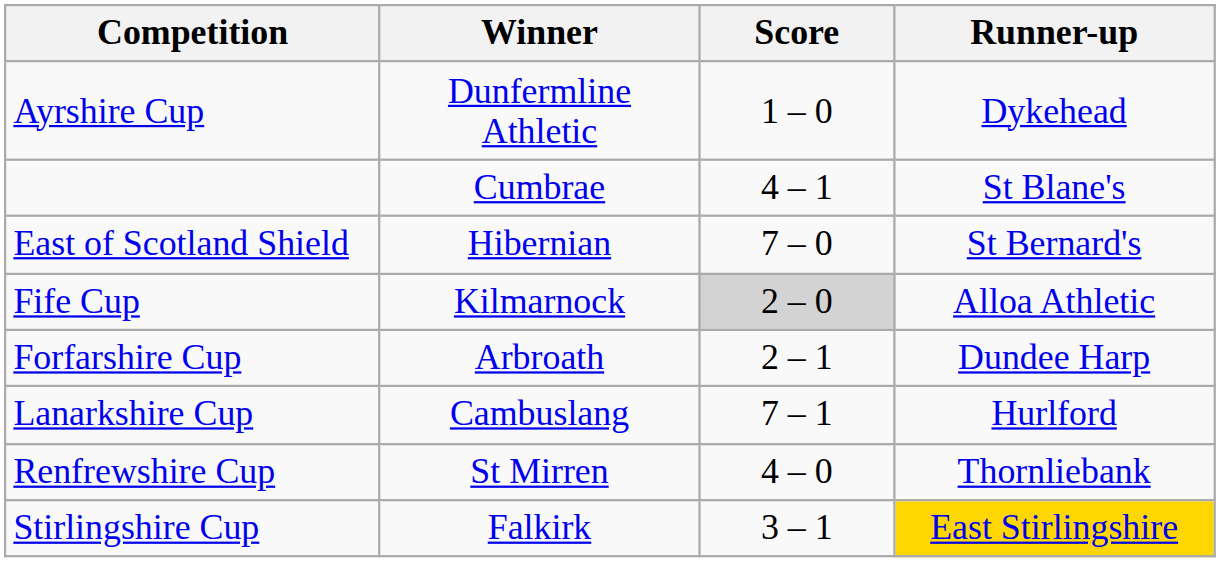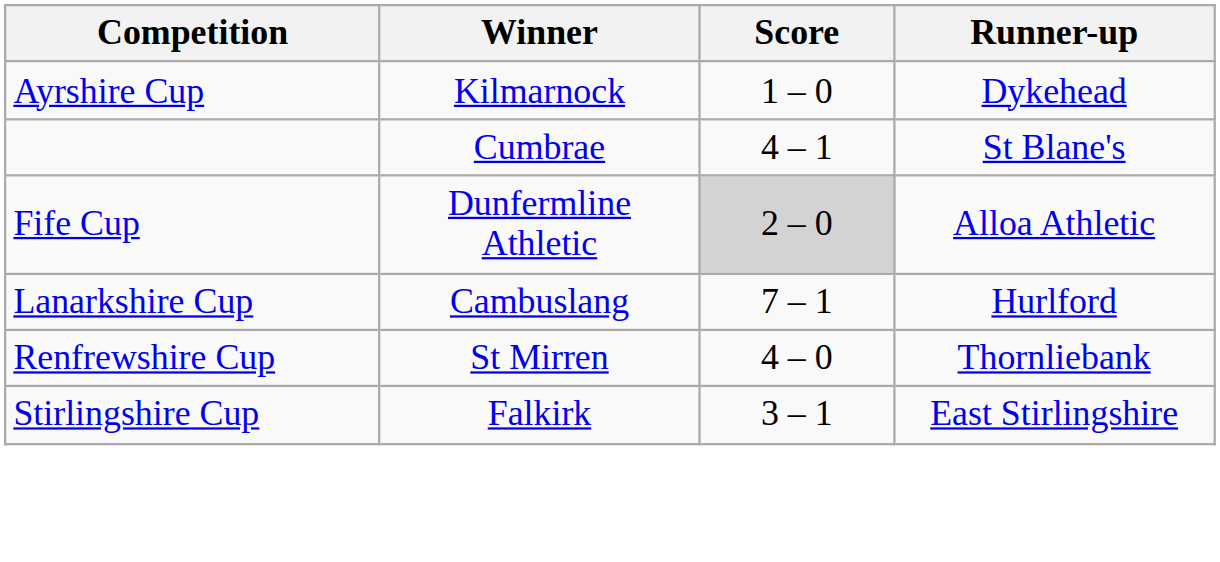(540, 109) Dunfermline Athletic -> (539, 89) Kilmarnock
- row: (181, 243)
(539, 300) Kilmarnock -> (540, 223) Dunfermline Athletic
- row: (127, 357)
(1054, 527) gold background -> (1054, 414) no background
